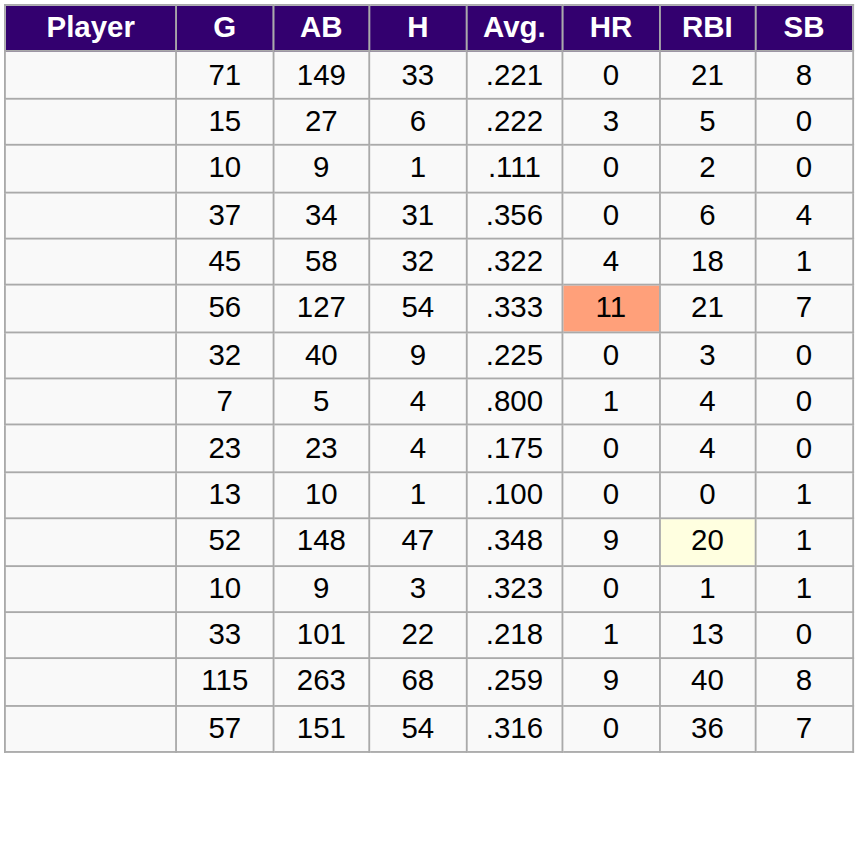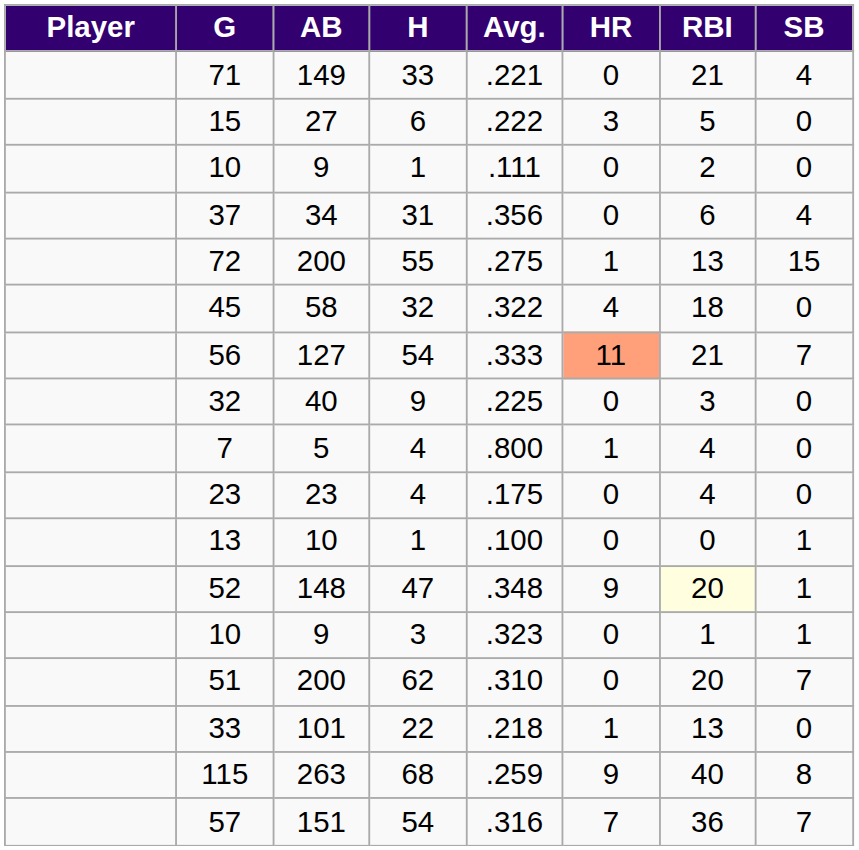(804, 74) 8 -> (804, 74) 4
+ row: (225, 261)
(804, 261) 1 -> (804, 307) 0
+ row: (225, 681)
(611, 728) 0 -> (611, 821) 7
